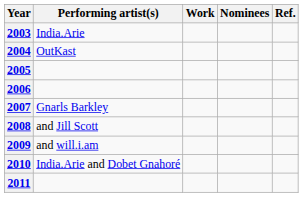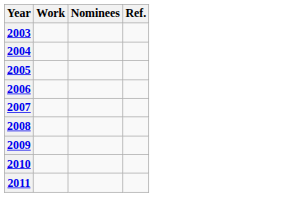- column: (108, 13)
